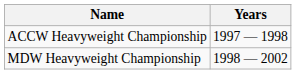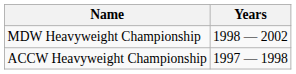rows swapped: (107, 36) <-> (104, 58)
